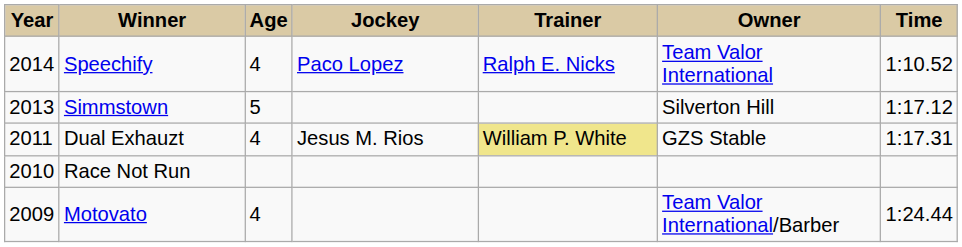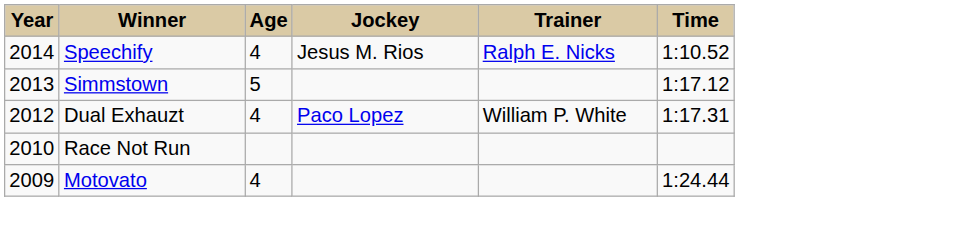- column: (769, 20)
(350, 63) Paco Lopez -> (360, 52) Jesus M. Rios
(31, 139) 2011 -> (32, 116) 2012
(360, 139) Jesus M. Rios -> (350, 116) Paco Lopez
(555, 139) khaki background -> (555, 116) no background
